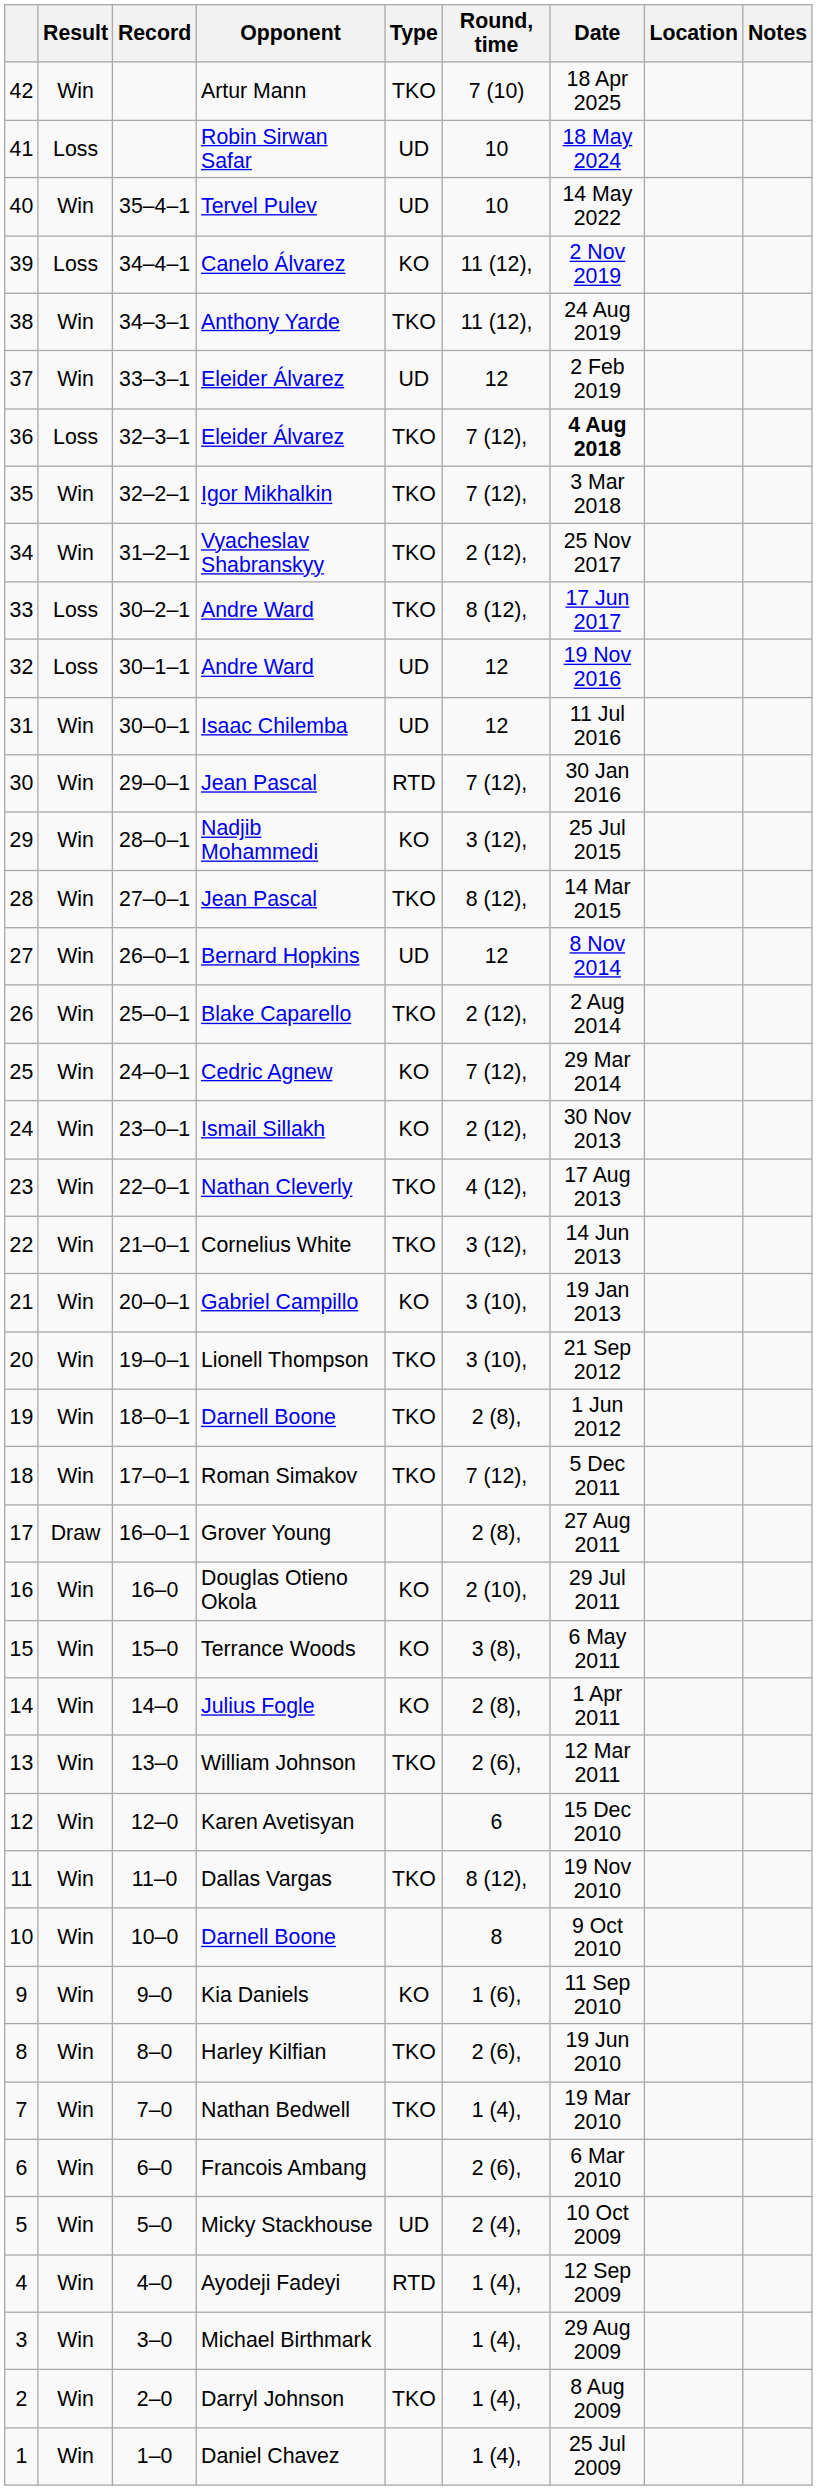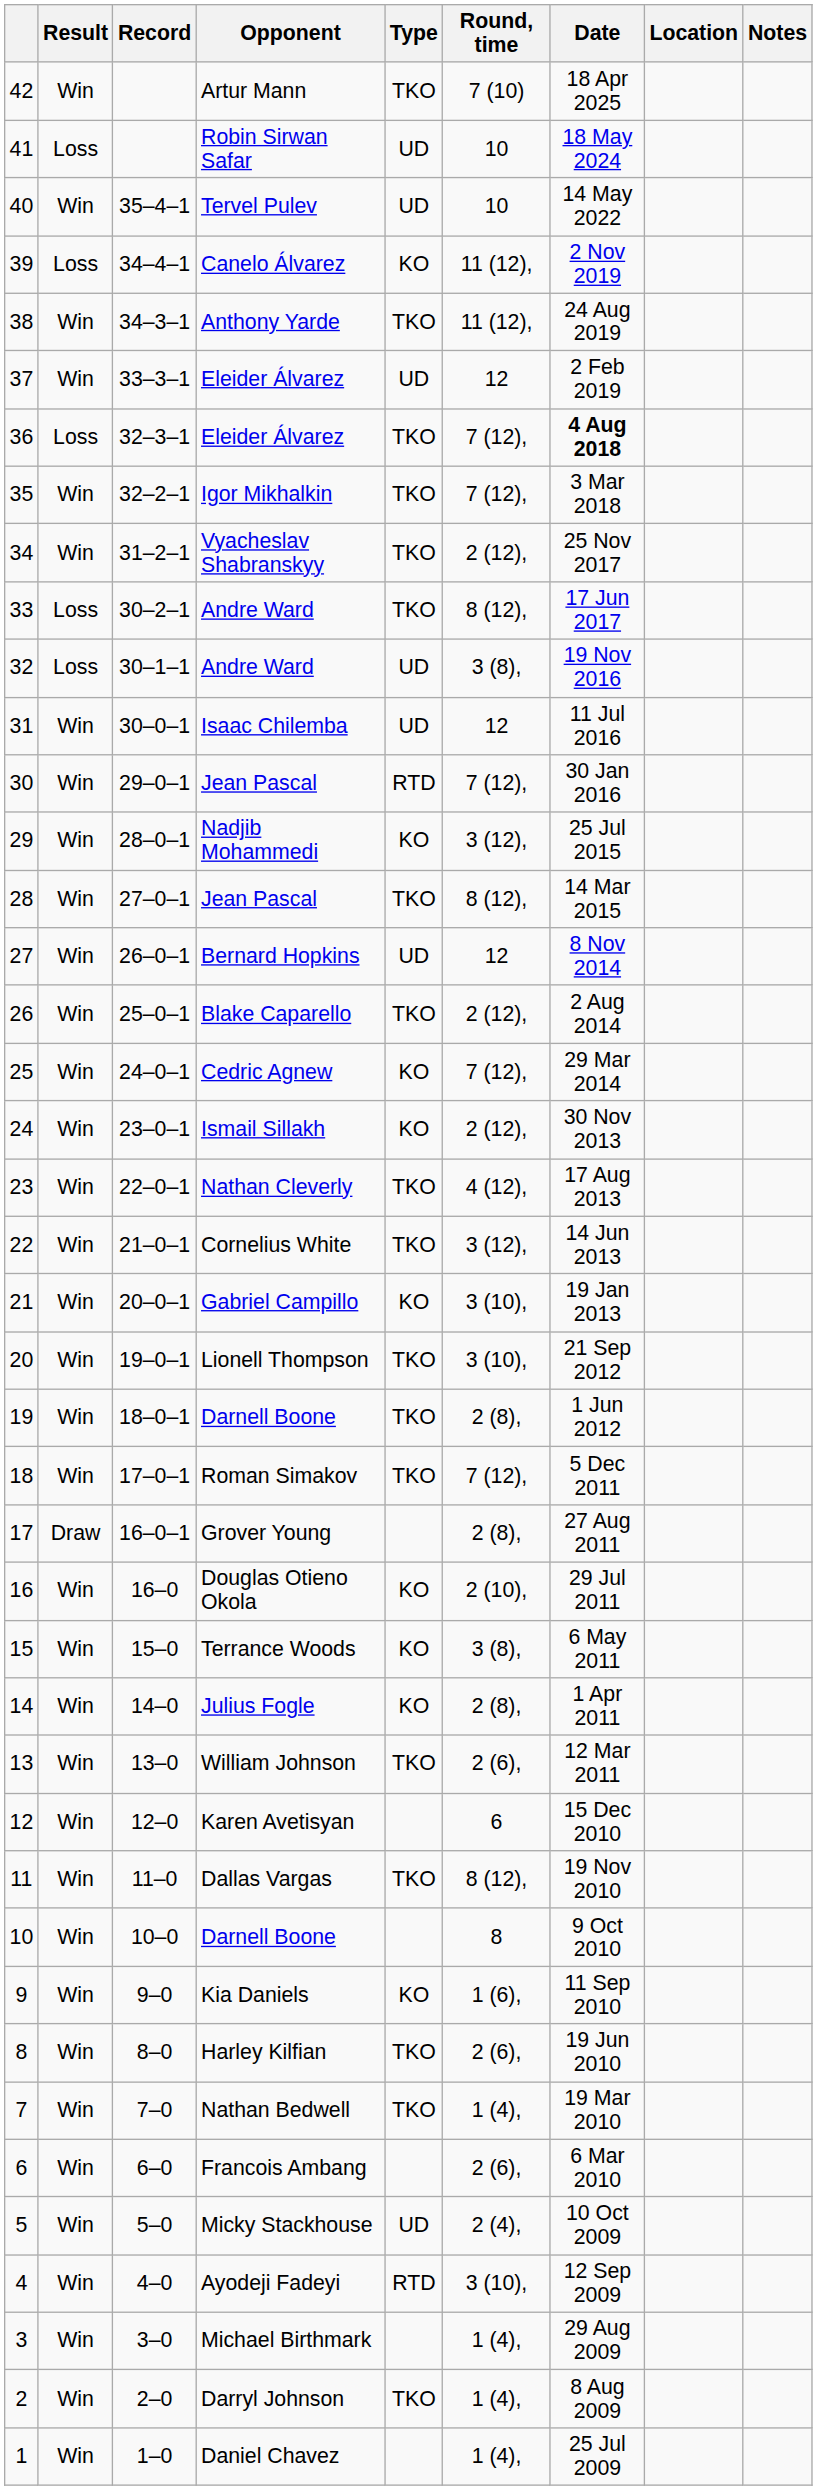(497, 667) 12 -> (496, 667) 3 (8),
(496, 2283) 1 (4), -> (496, 2283) 3 (10),
